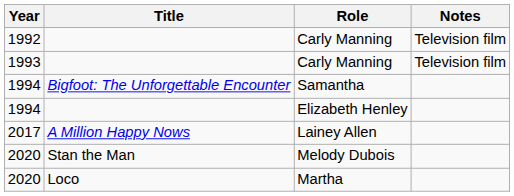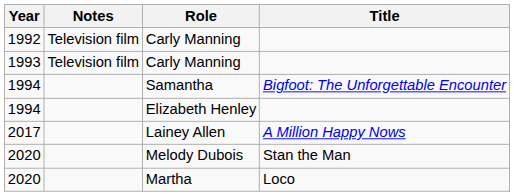columns swapped: (169, 16) <-> (460, 16)
